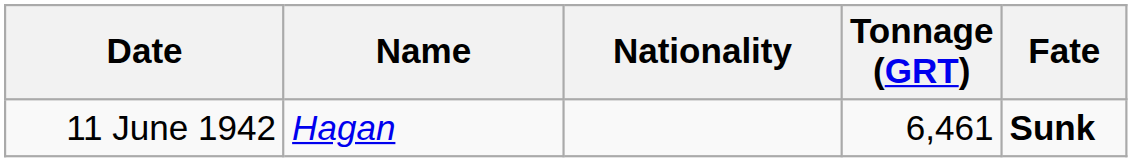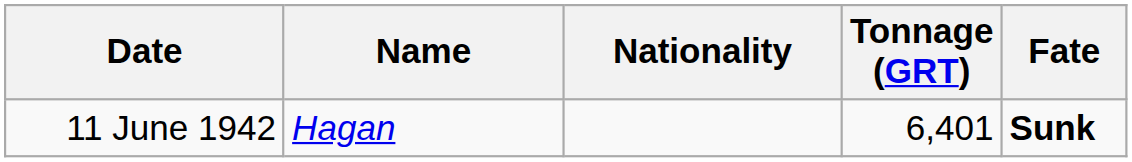(950, 127) 6,461 -> (950, 127) 6,401
